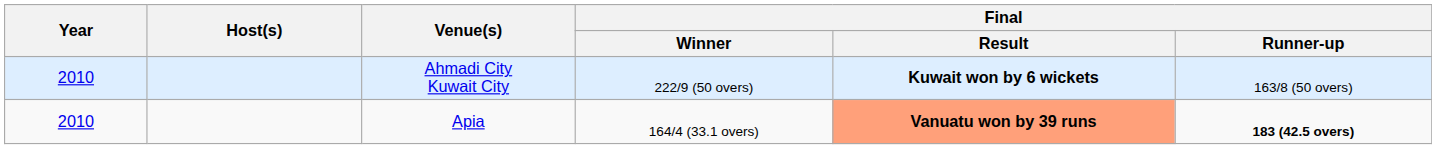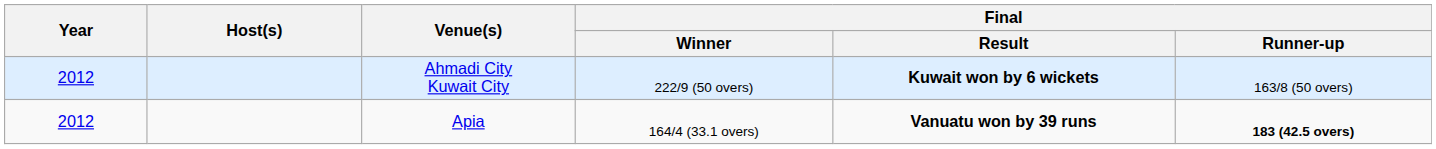(76, 78) 2010 -> (76, 78) 2012
(76, 122) 2010 -> (76, 122) 2012
(1004, 122) lightsalmon background -> (1004, 122) no background
